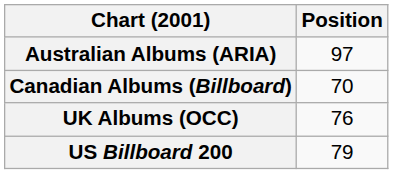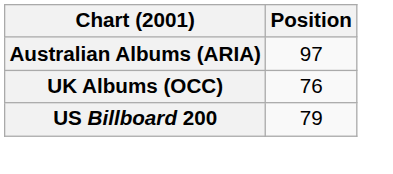- row: (151, 86)
